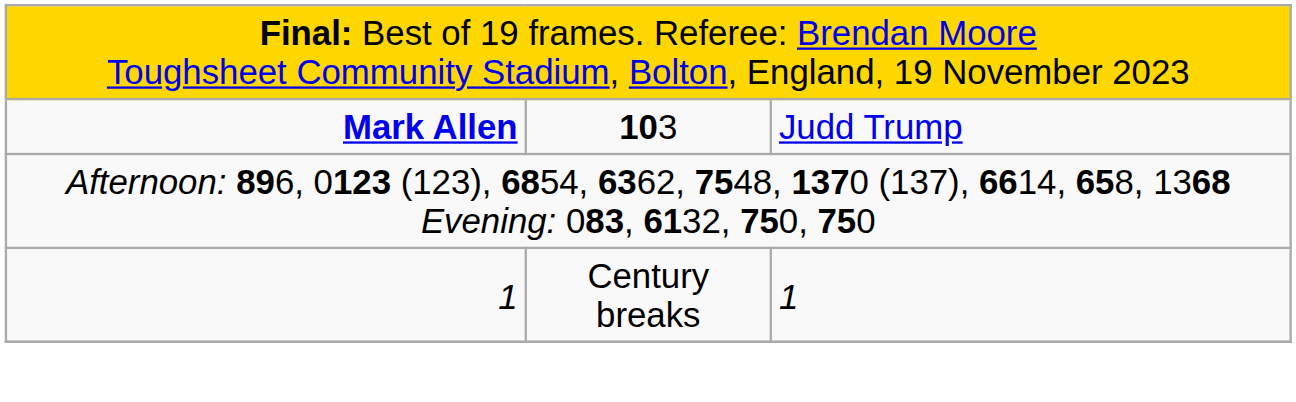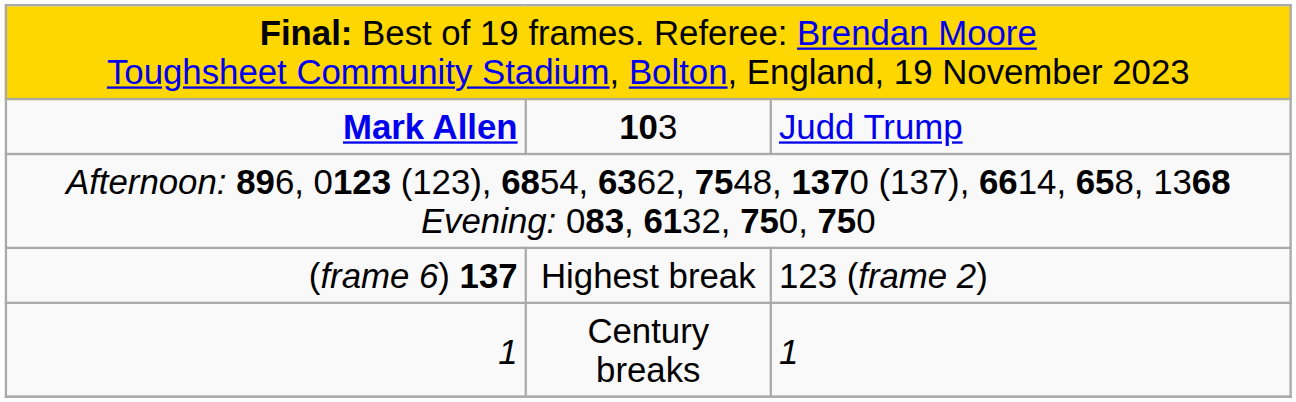+ row: (413, 276)
